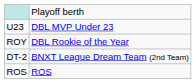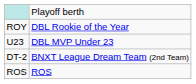rows swapped: (17, 42) <-> (15, 27)
